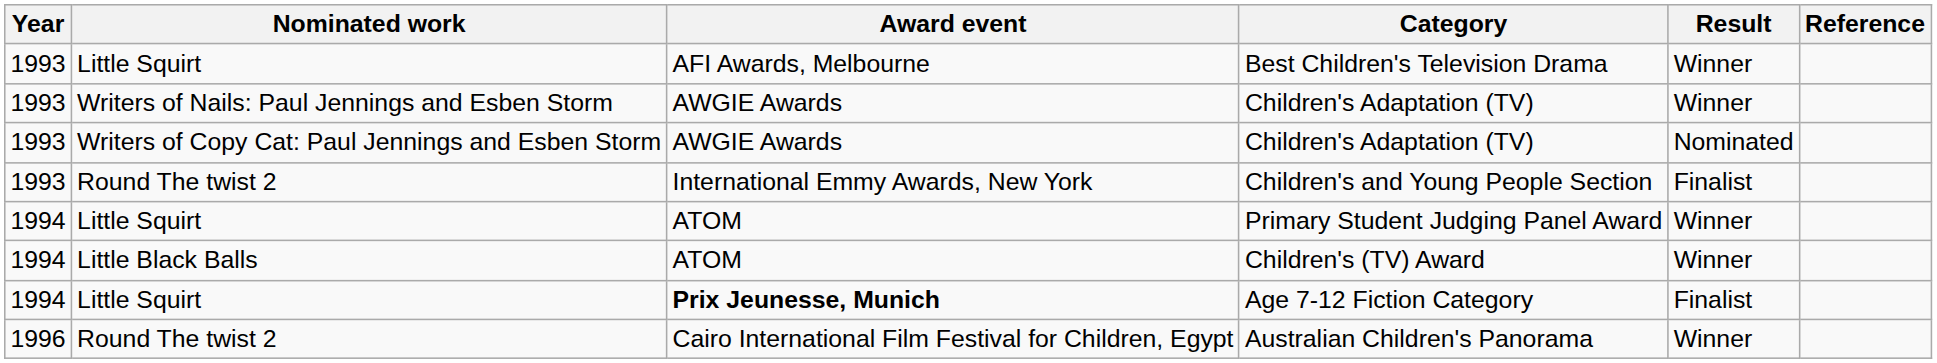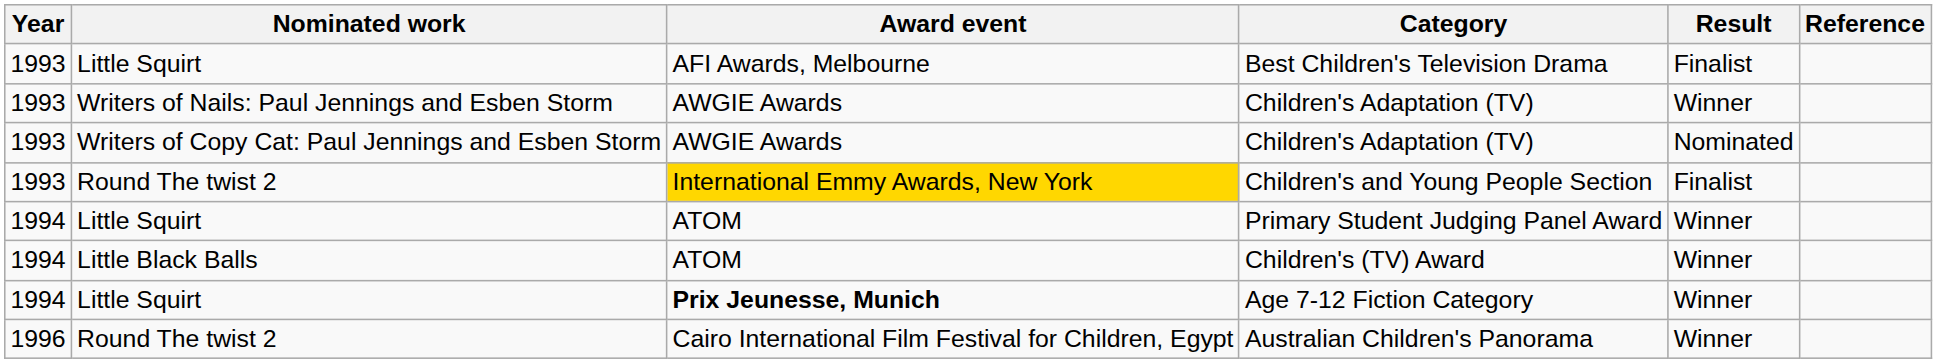(1713, 63) Winner -> (1713, 63) Finalist
(883, 181) no background -> (883, 181) gold background
(1713, 299) Finalist -> (1713, 299) Winner
